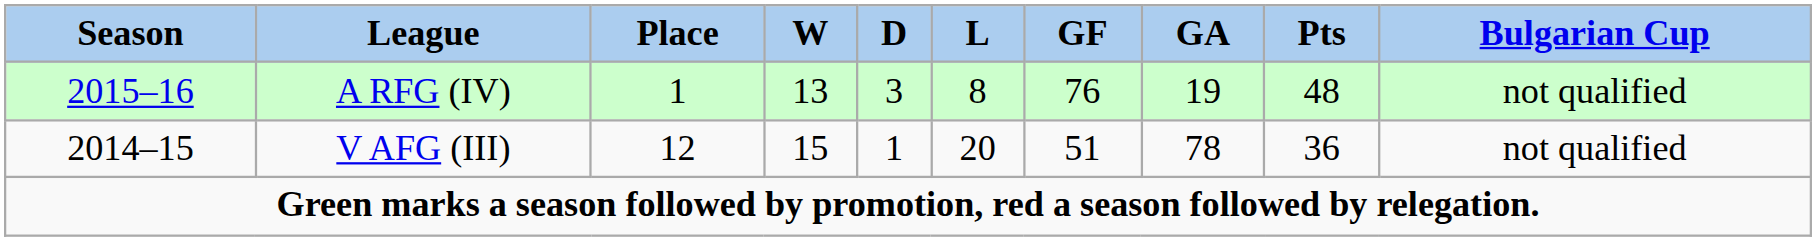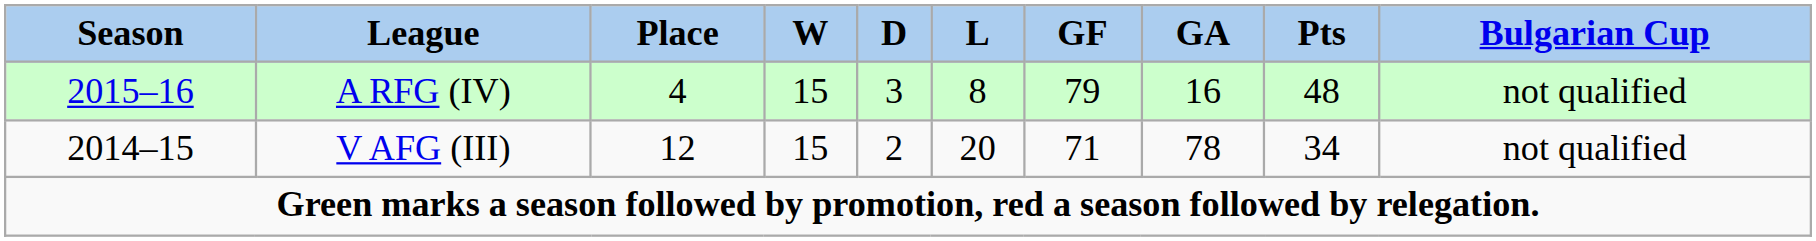(678, 90) 1 -> (678, 90) 4
(810, 90) 13 -> (810, 90) 15
(1082, 90) 76 -> (1082, 90) 79
(1203, 90) 19 -> (1203, 90) 16
(894, 147) 1 -> (894, 147) 2
(1082, 147) 51 -> (1082, 147) 71
(1322, 147) 36 -> (1322, 147) 34
